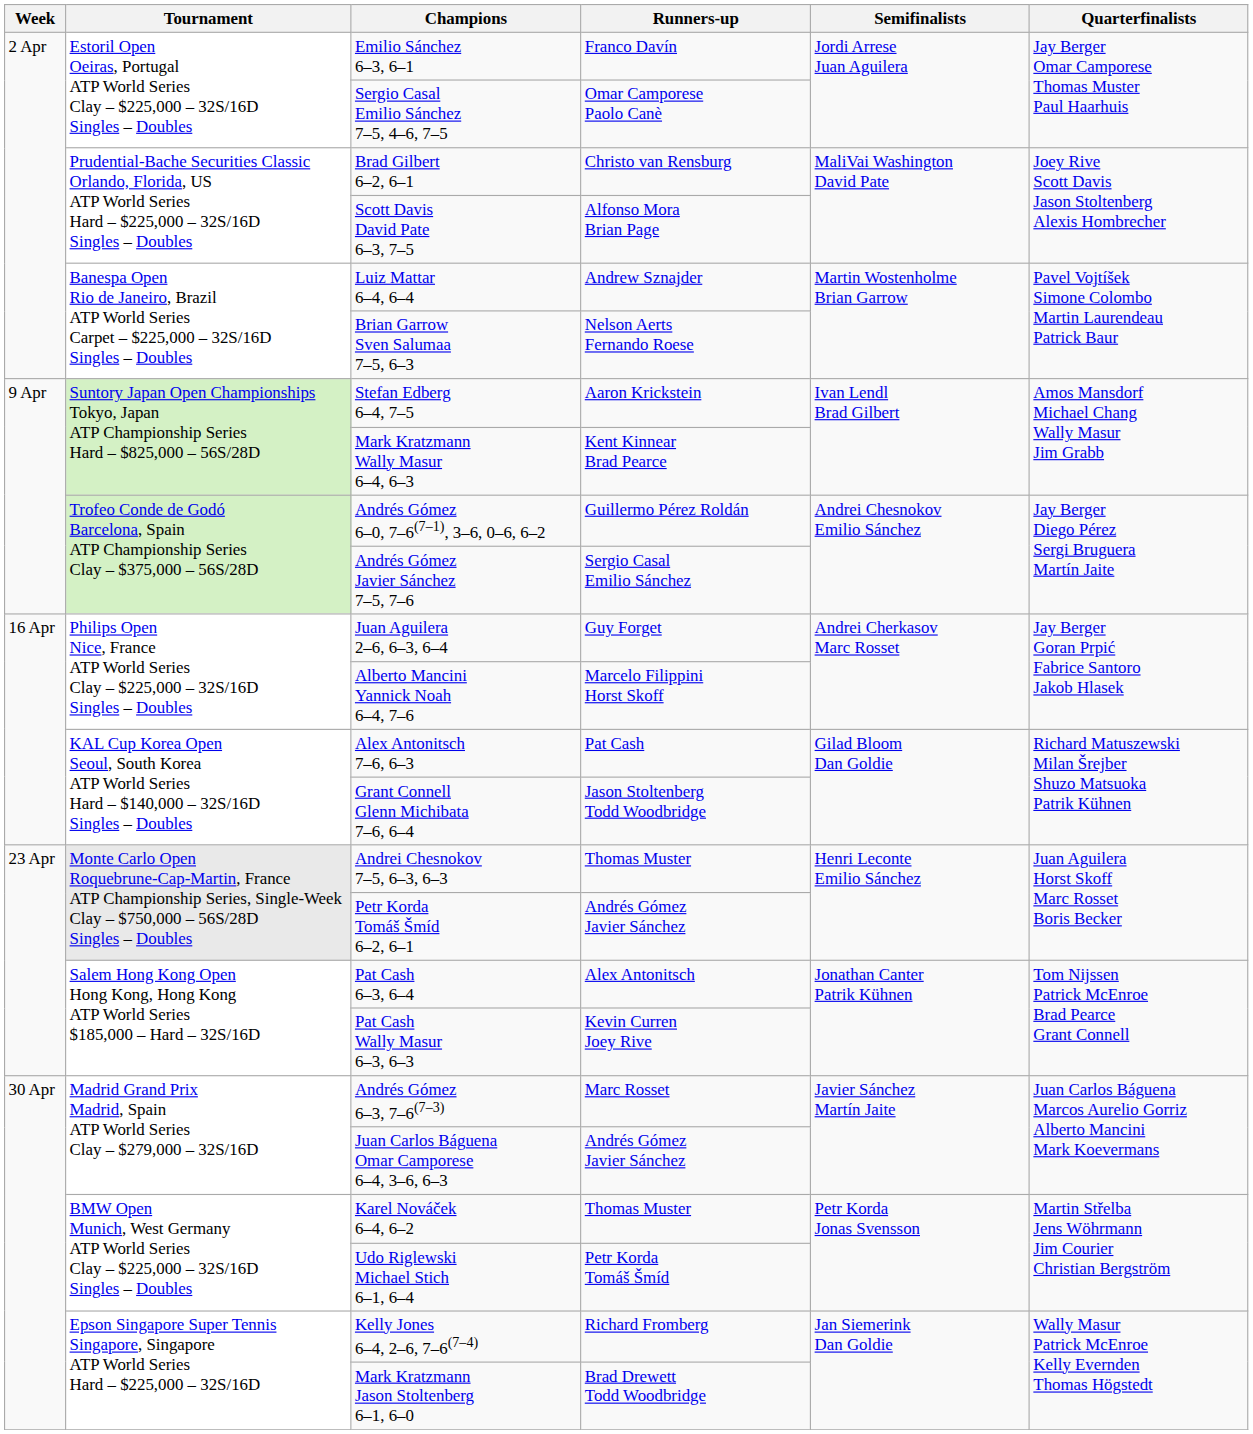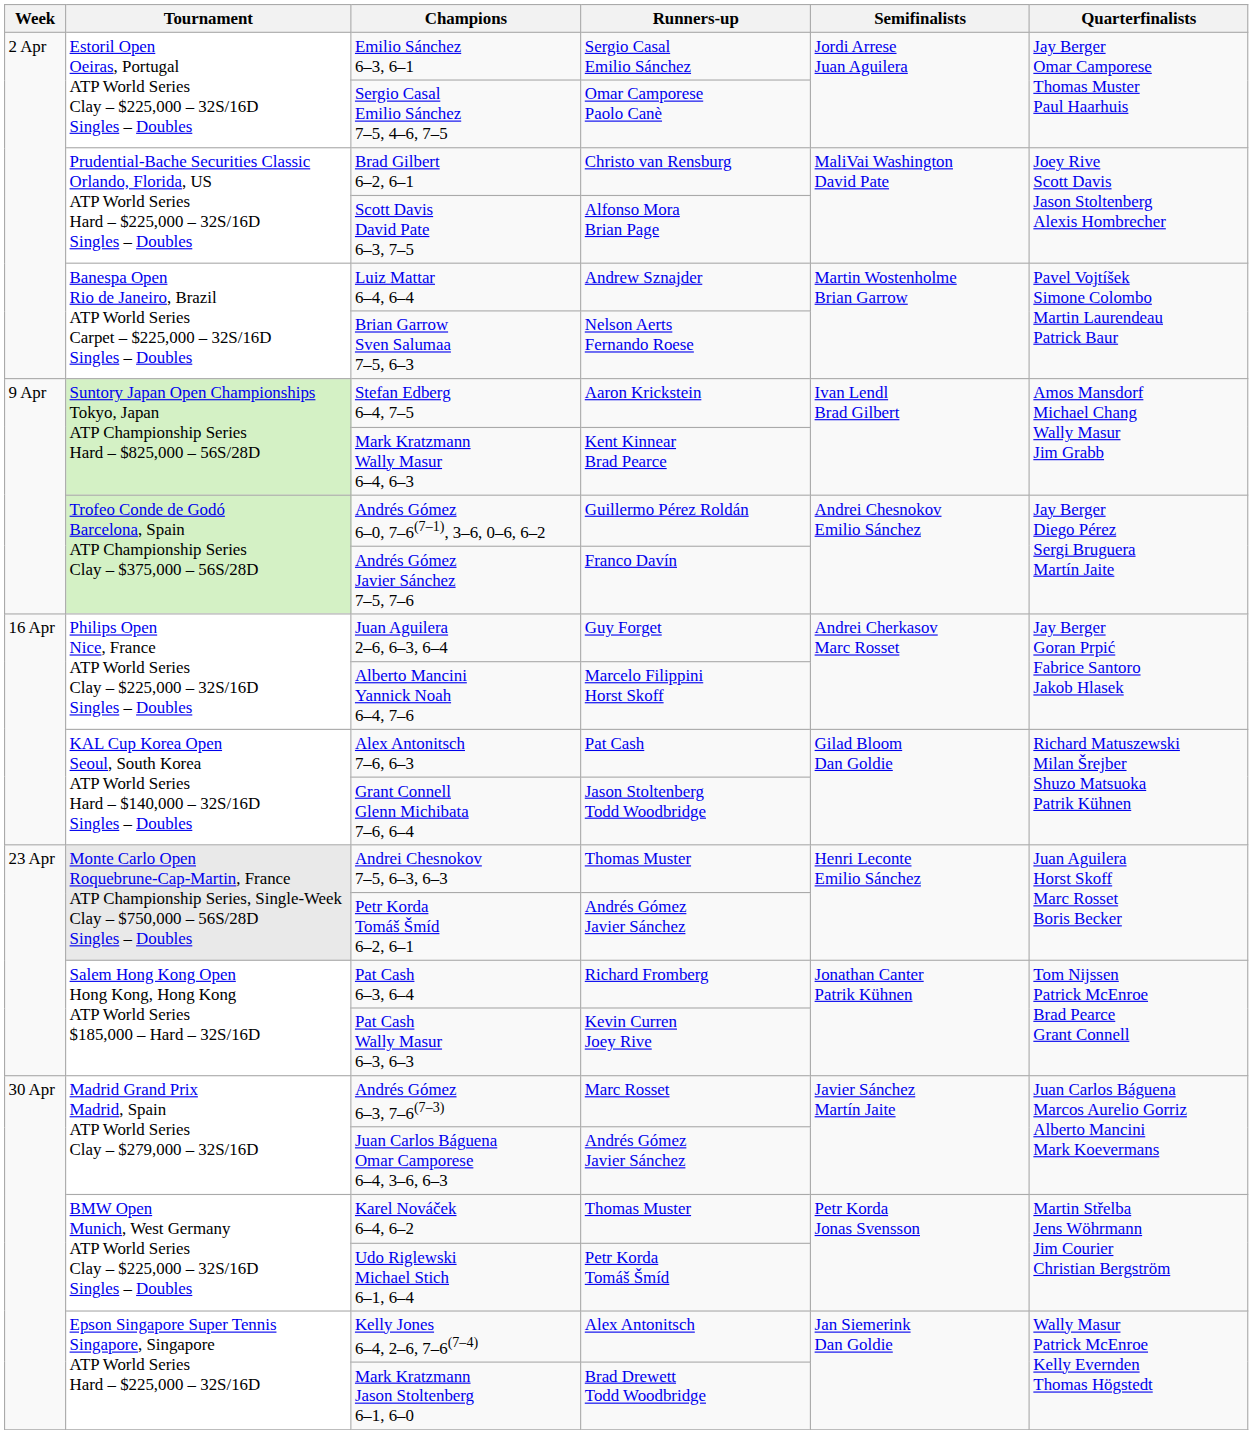(631, 46) Franco Davín -> (638, 56) Sergio Casal Emilio Sánchez
(638, 569) Sergio Casal Emilio Sánchez -> (631, 559) Franco Davín
(640, 974) Alex Antonitsch -> (647, 974) Richard Fromberg
(647, 1324) Richard Fromberg -> (640, 1324) Alex Antonitsch
